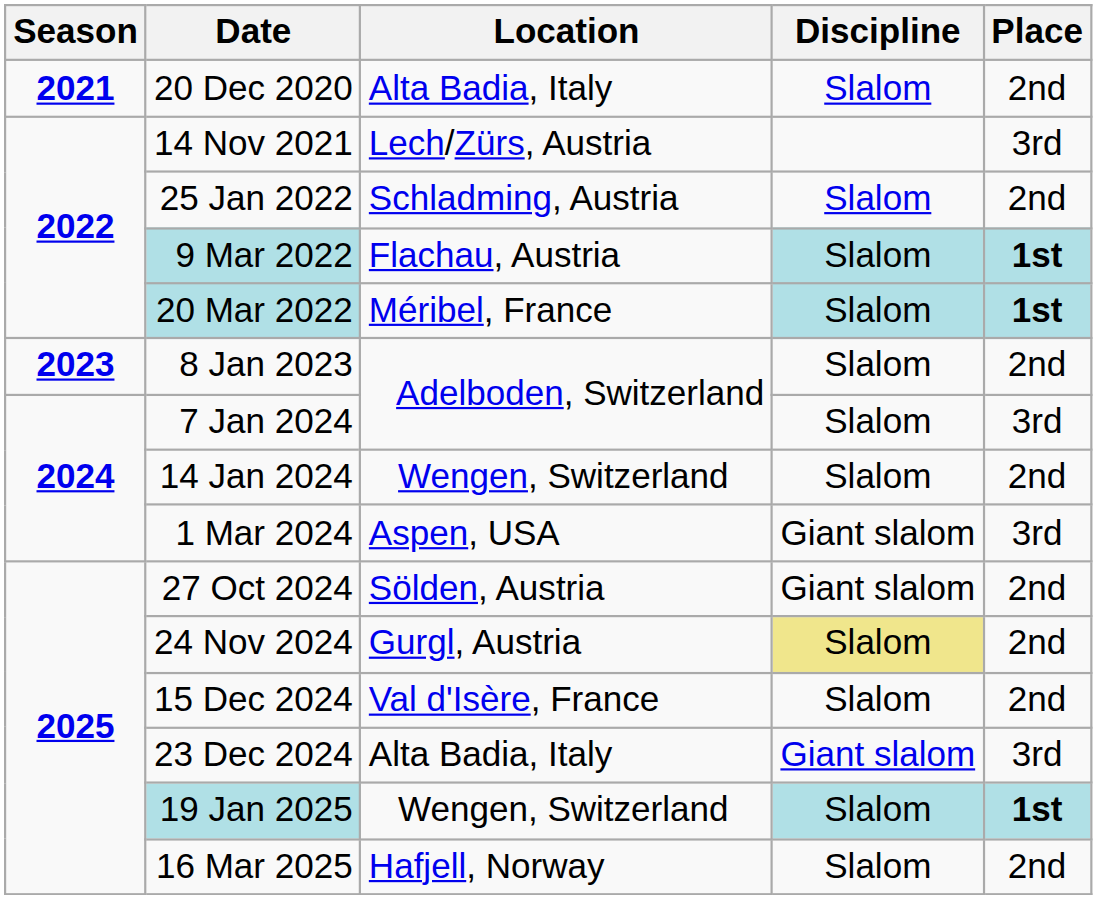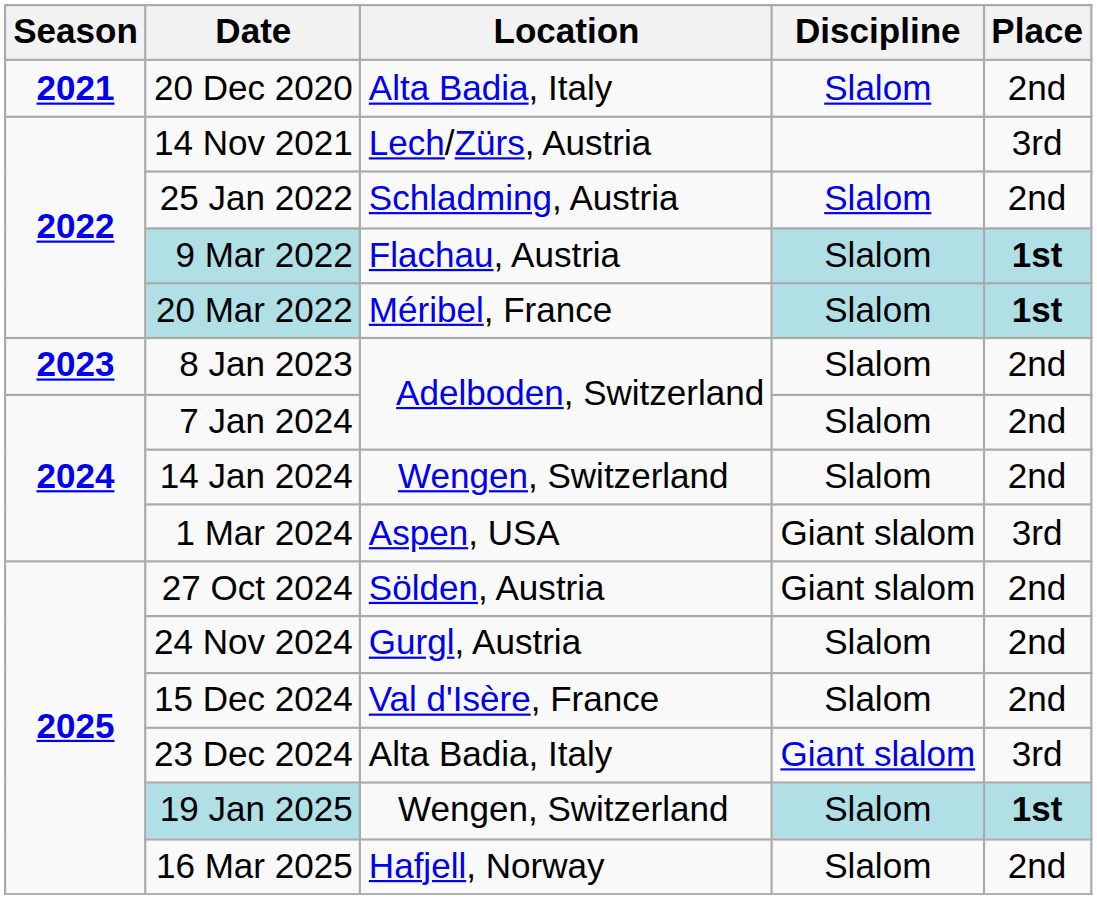(1037, 421) 3rd -> (1037, 421) 2nd
(878, 643) khaki background -> (878, 643) no background
